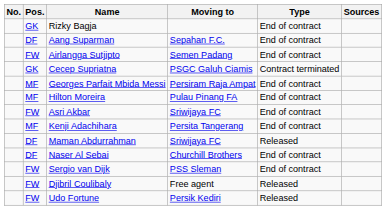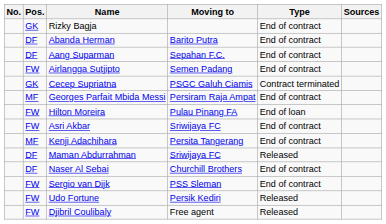+ row: (82, 41)
(32, 98) MF -> (32, 112) FW
(290, 98) End of contract -> (283, 112) End of loan
rows swapped: (80, 184) <-> (74, 198)
